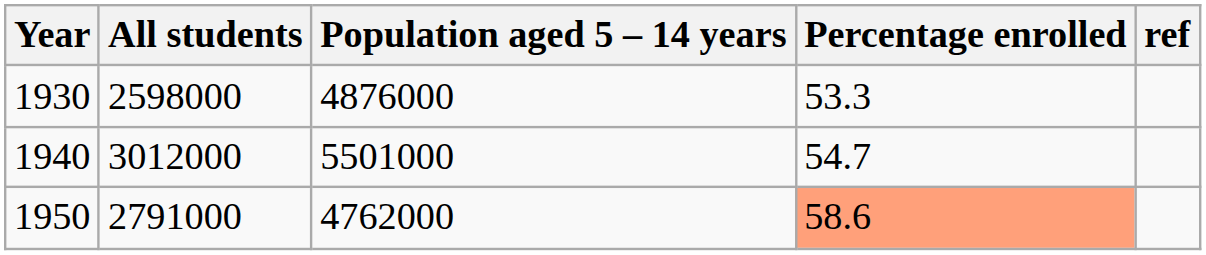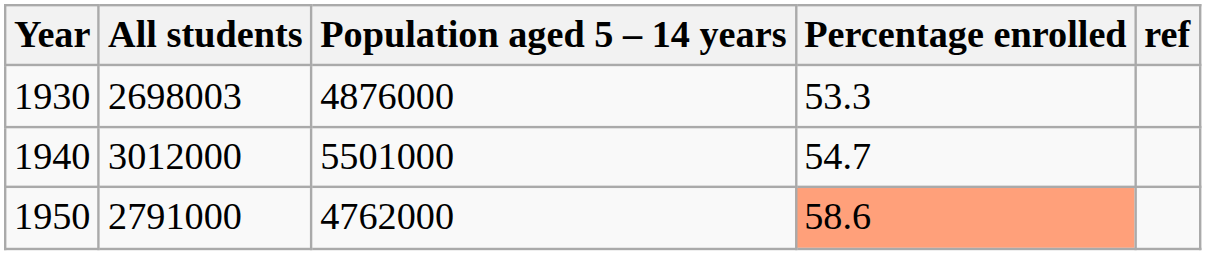(175, 95) 2598000 -> (175, 95) 2698003
